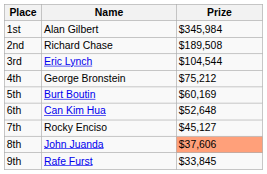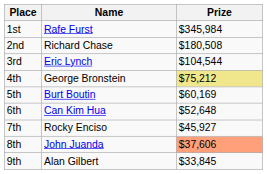(71, 29) Alan Gilbert -> (68, 29) Rafe Furst
(200, 45) $189,508 -> (200, 45) $180,508
(198, 78) no background -> (198, 78) khaki background
(198, 128) $45,127 -> (198, 128) $45,927
(68, 161) Rafe Furst -> (71, 161) Alan Gilbert
